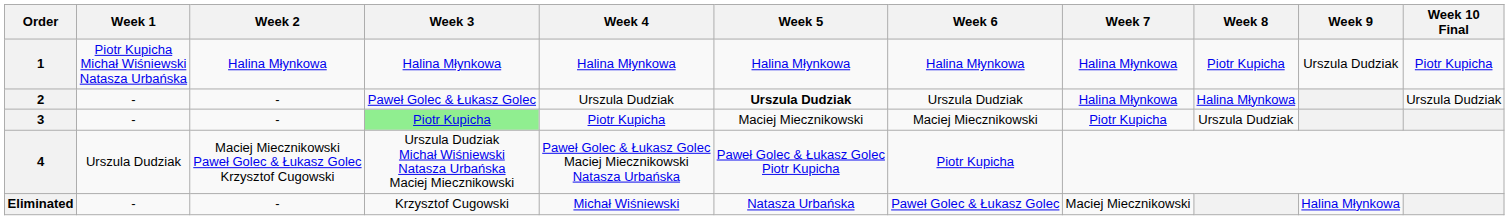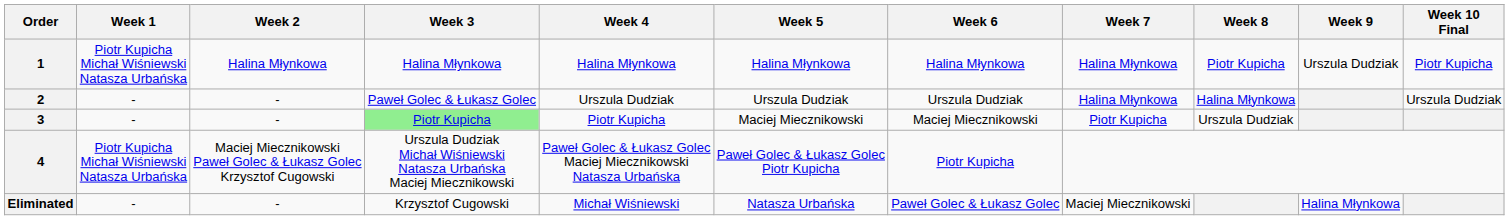(801, 99) bold -> (801, 99) normal
(133, 161) Urszula Dudziak -> (133, 161) Piotr Kupicha Michał Wiśniewski Natasza Urbańska
